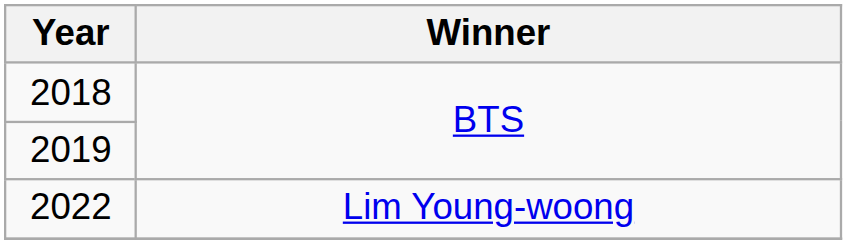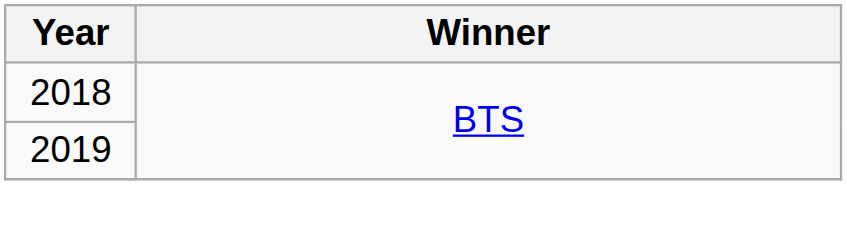- row: (71, 207)
